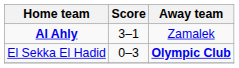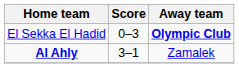rows swapped: (57, 33) <-> (57, 53)
